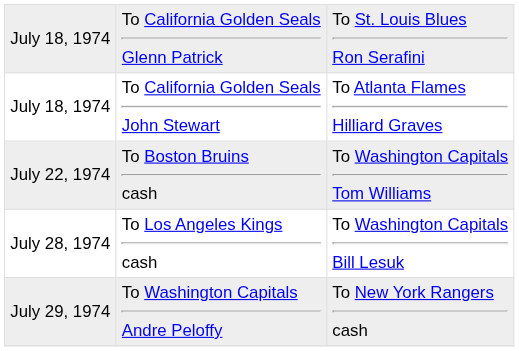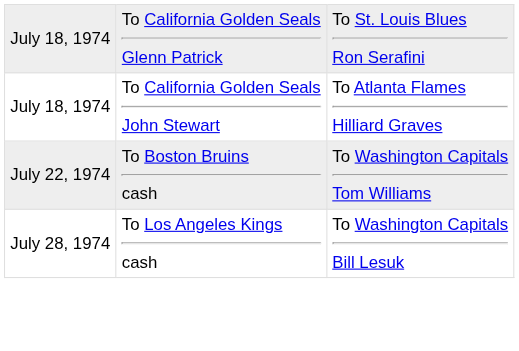- row: (60, 311)
